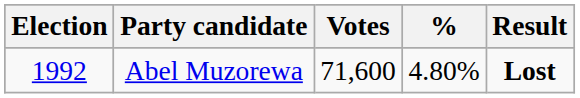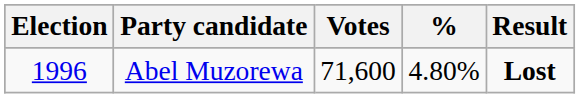(59, 69) 1992 -> (59, 69) 1996
